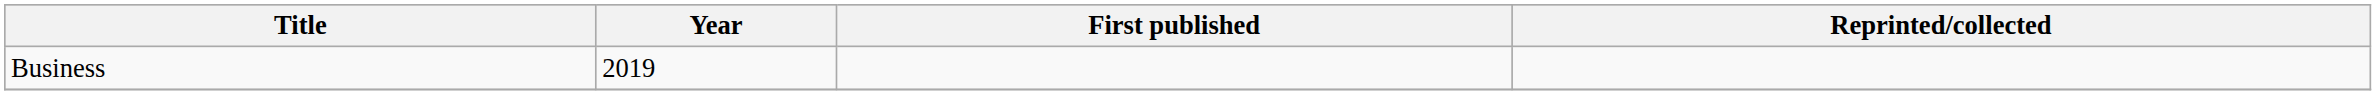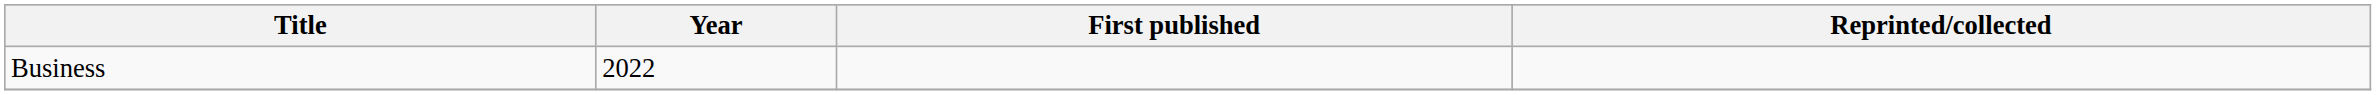(629, 67) 2019 -> (629, 67) 2022
